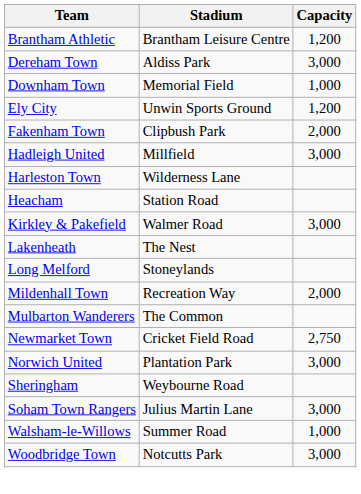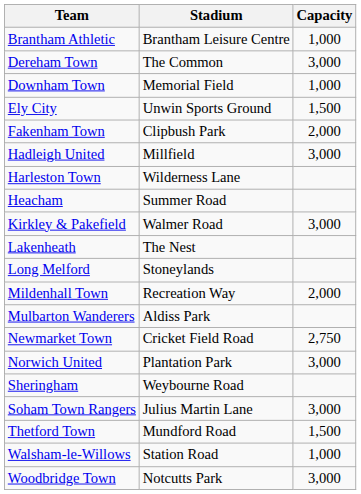(324, 39) 1,200 -> (324, 39) 1,000
(176, 62) Aldiss Park -> (183, 62) The Common
(324, 108) 1,200 -> (324, 108) 1,500
(180, 200) Station Road -> (185, 200) Summer Road
(183, 316) The Common -> (176, 316) Aldiss Park
+ row: (51, 431)
(185, 431) Summer Road -> (180, 454) Station Road
